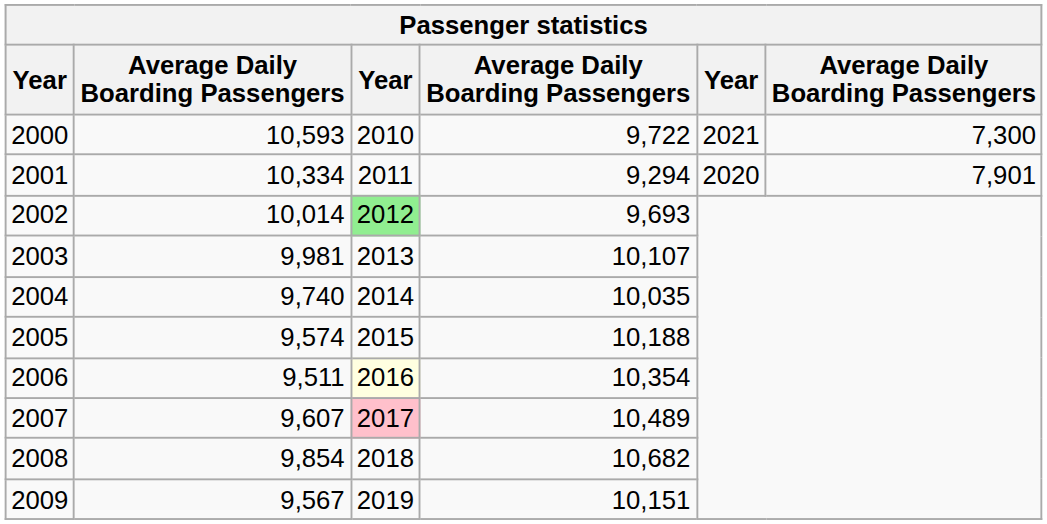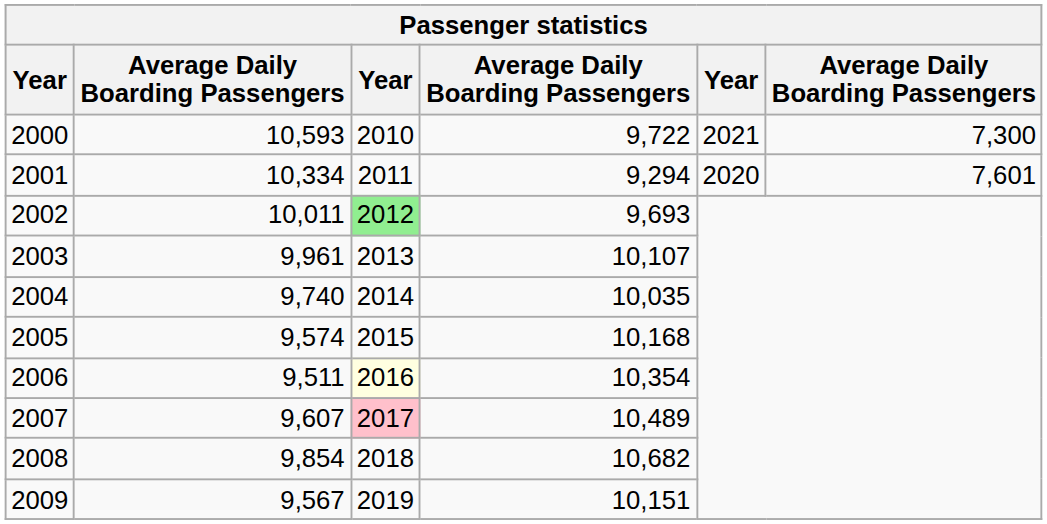(1004, 175) 7,901 -> (1004, 175) 7,601
(305, 215) 10,014 -> (306, 215) 10,011
(313, 256) 9,981 -> (313, 256) 9,961
(651, 337) 10,188 -> (651, 337) 10,168
